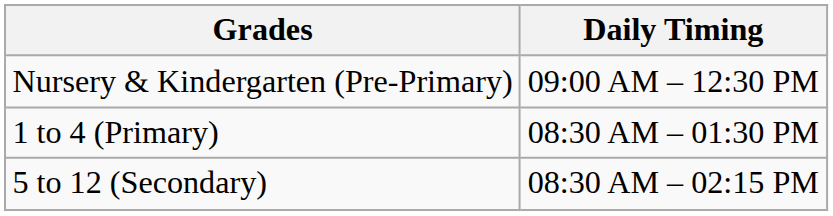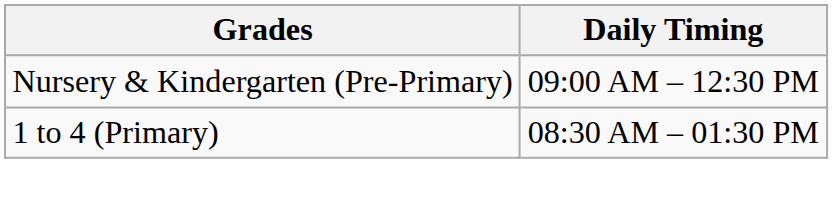- row: (140, 183)
